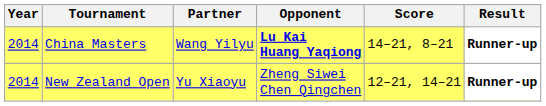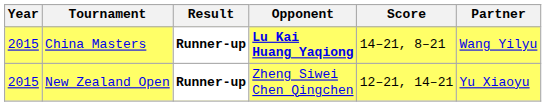columns swapped: (215, 15) <-> (502, 15)
(23, 45) 2014 -> (23, 45) 2015
(23, 82) 2014 -> (23, 82) 2015
